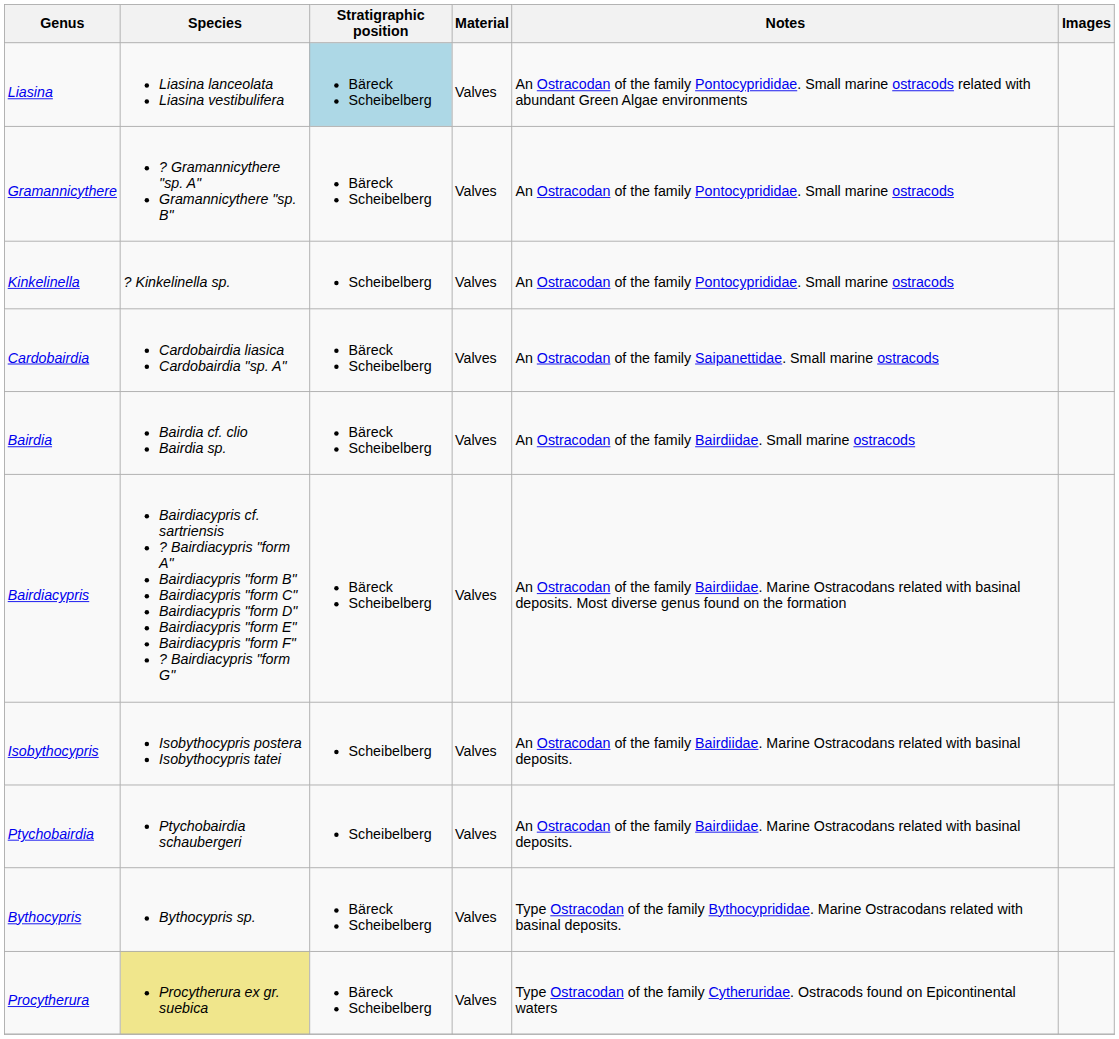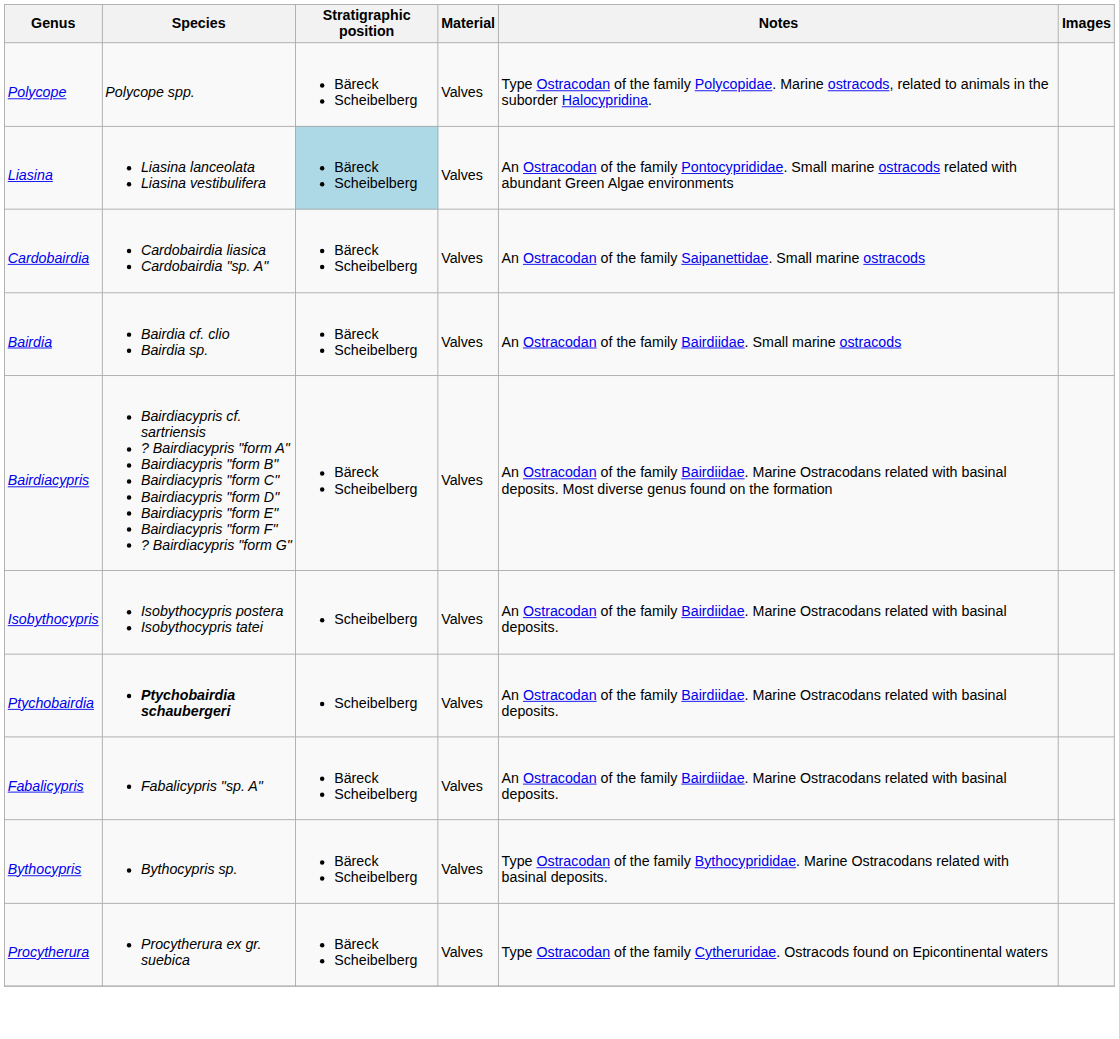+ row: (37, 92)
- row: (62, 191)
- row: (44, 282)
(215, 835) normal -> (199, 703) bold
+ row: (46, 786)
(215, 1001) khaki background -> (199, 953) no background
